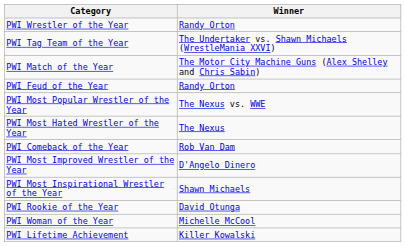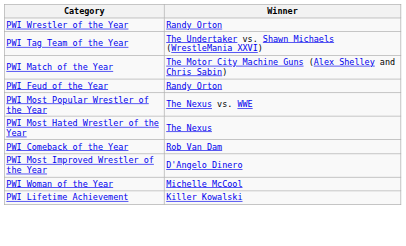- row: (85, 189)
- row: (62, 207)
